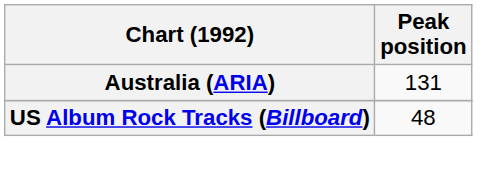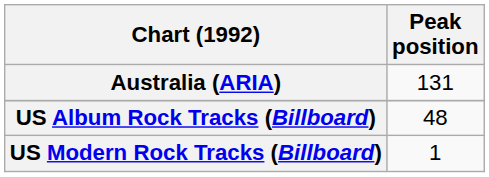+ row: (196, 152)
